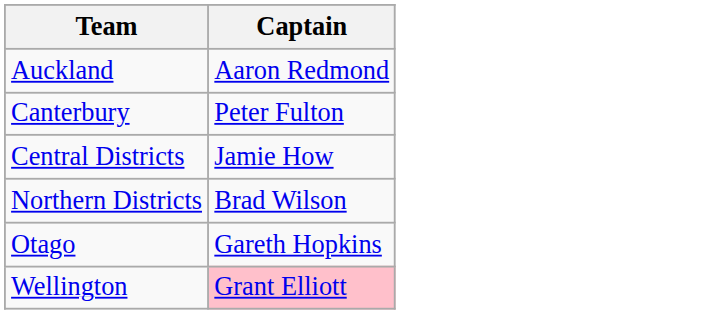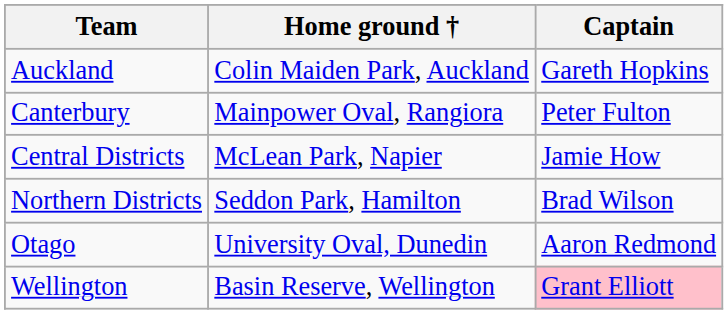+ column: (372, 26)
(302, 70) Aaron Redmond -> (625, 70) Gareth Hopkins
(298, 243) Gareth Hopkins -> (629, 243) Aaron Redmond
